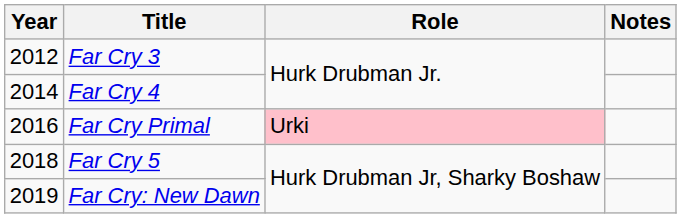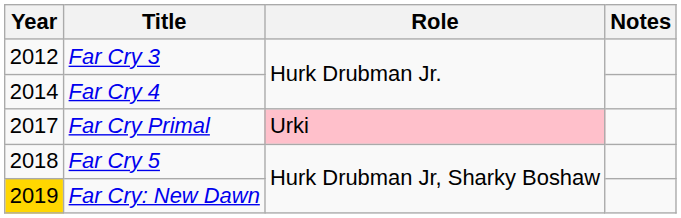(34, 126) 2016 -> (34, 126) 2017
(34, 195) no background -> (34, 195) gold background
